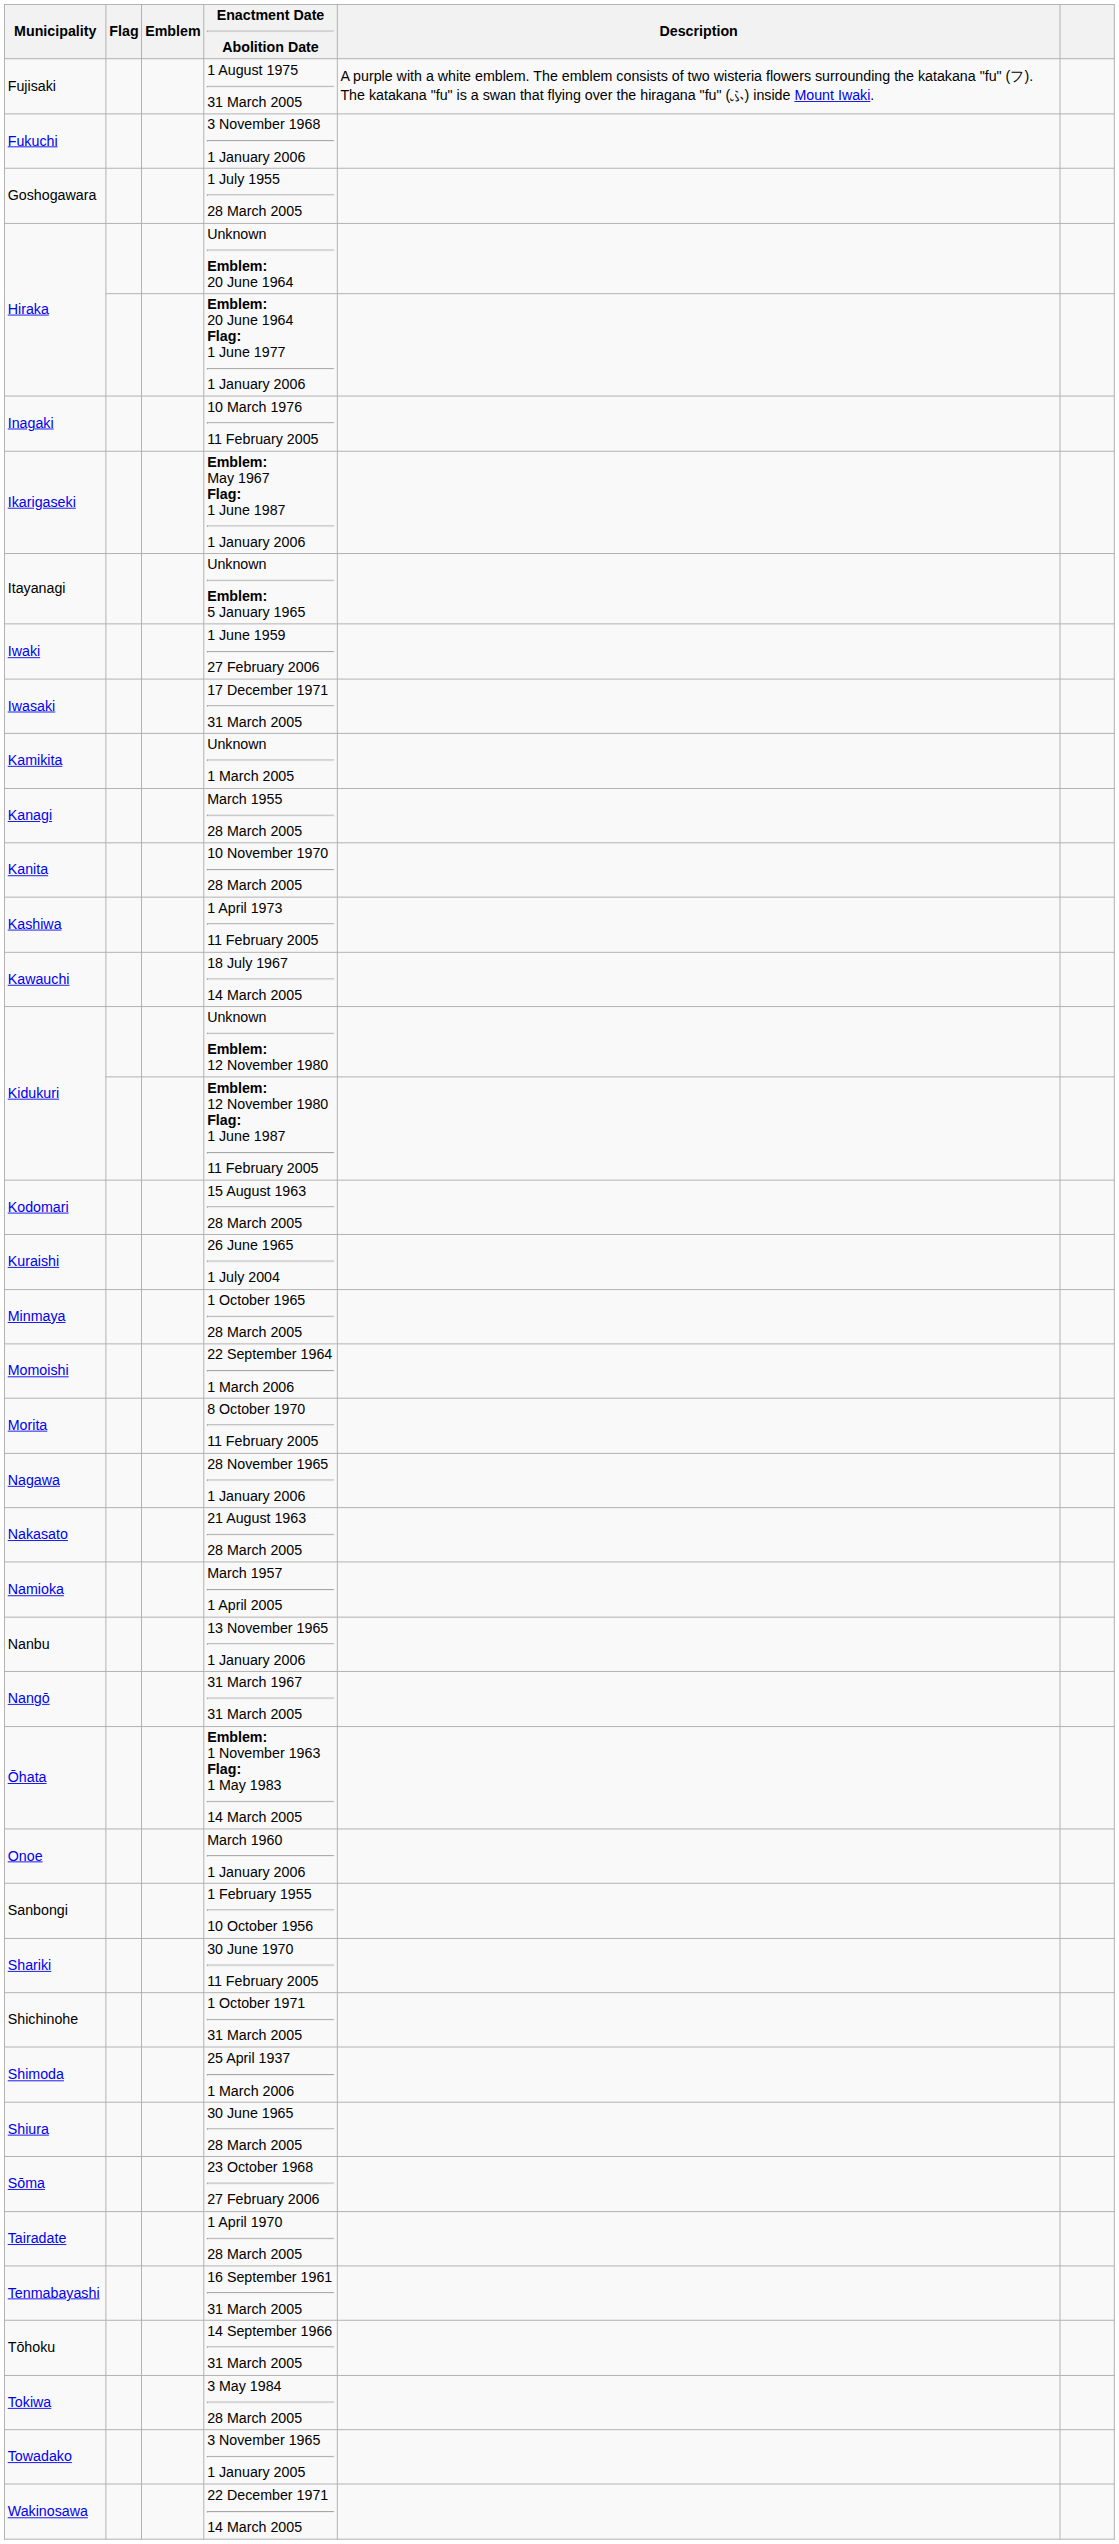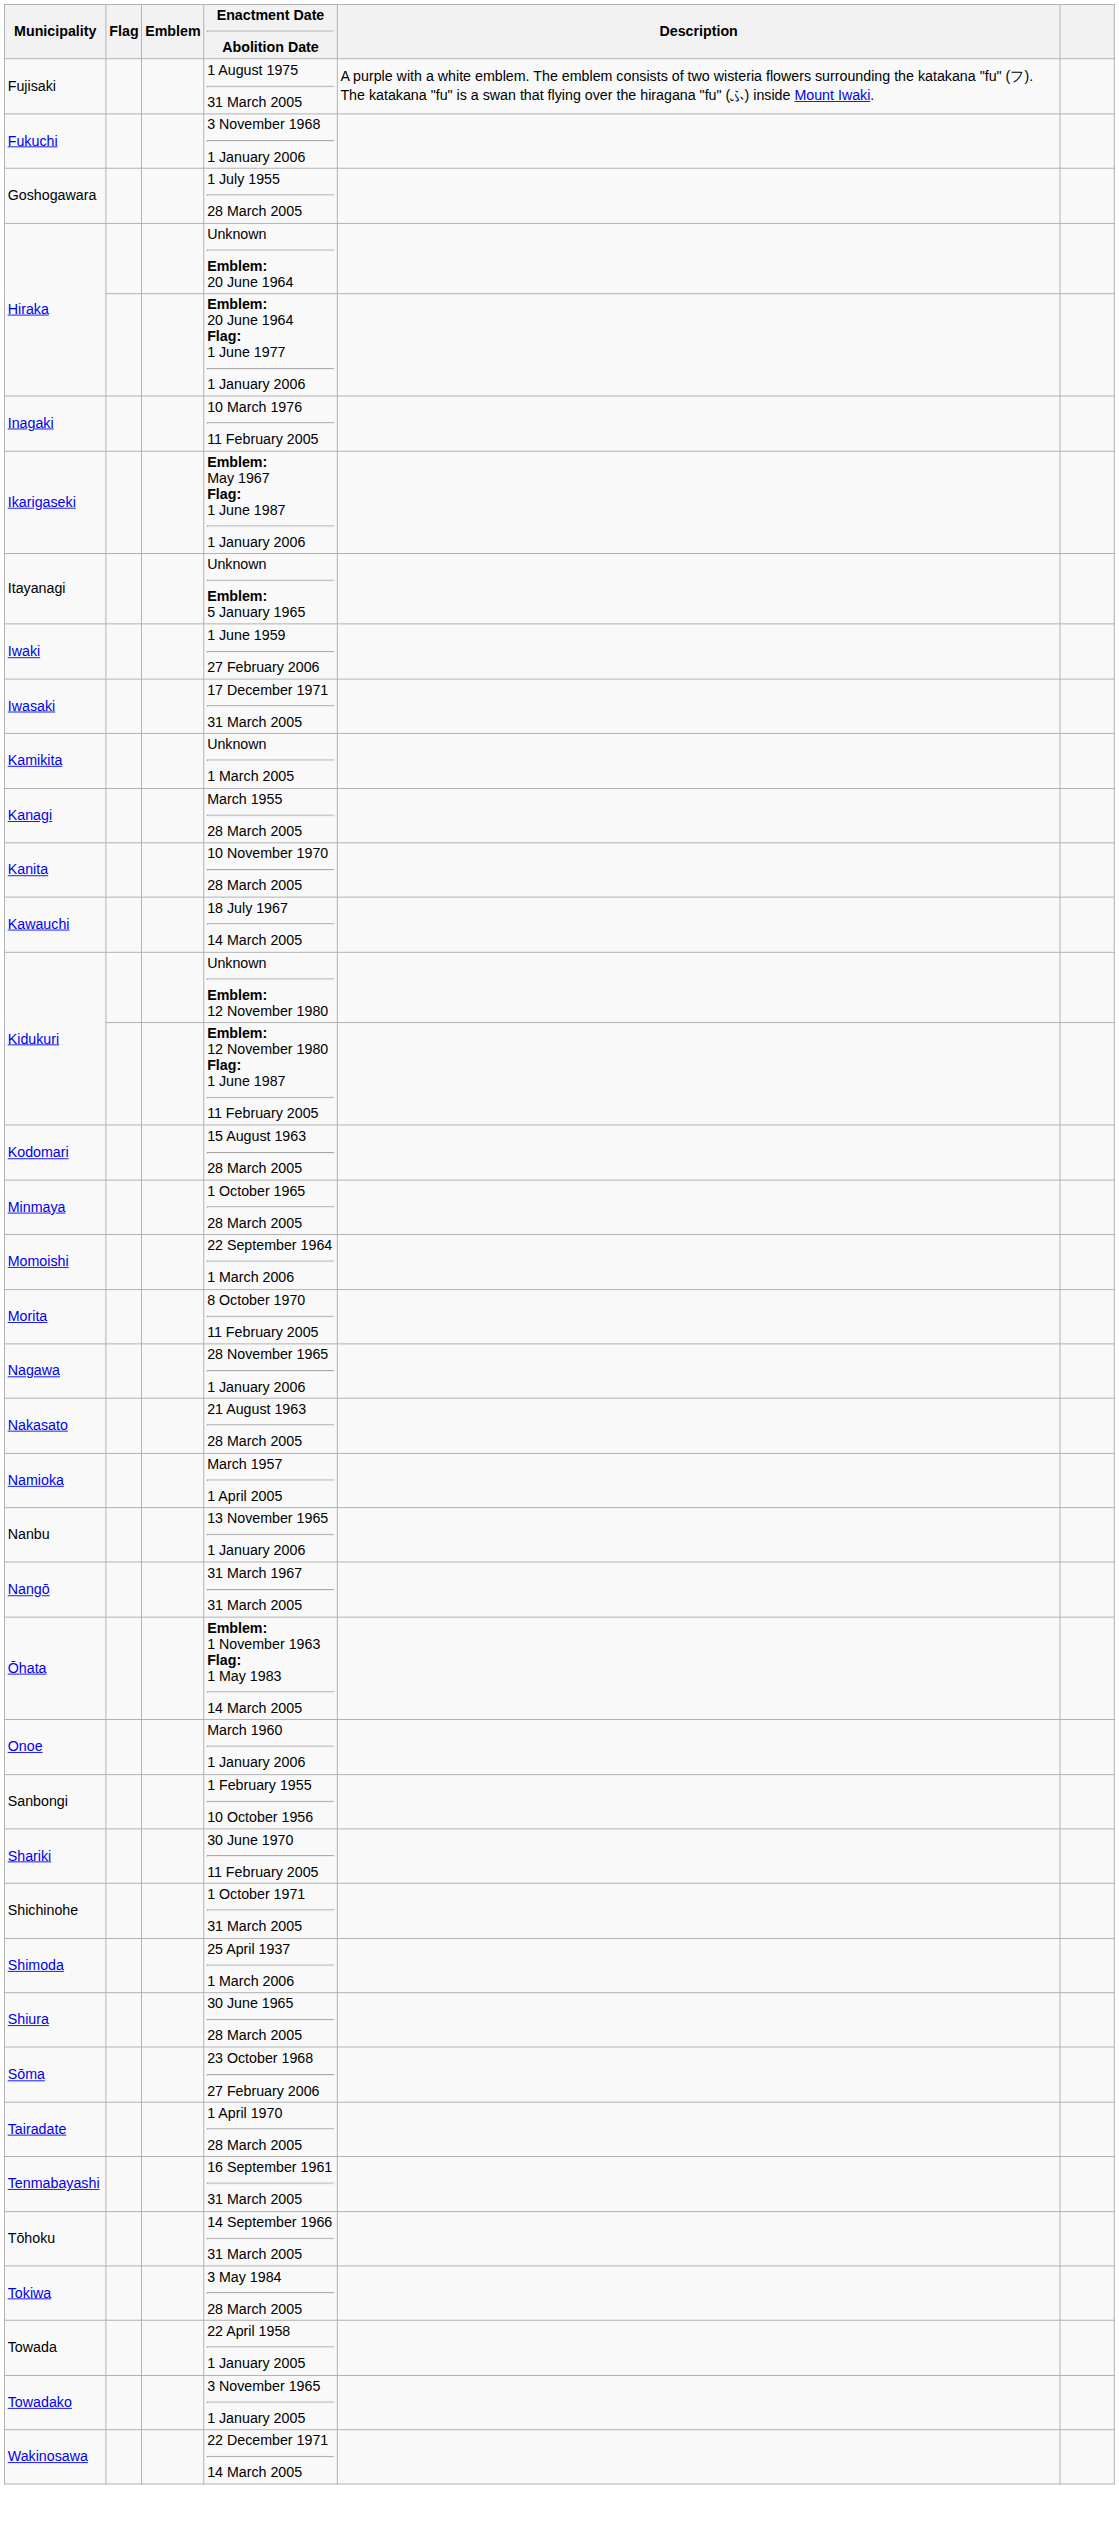- row: (270, 924)
- row: (270, 1261)
+ row: (270, 2347)
